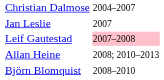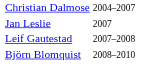(114, 39) pink background -> (114, 39) no background
- row: (33, 54)
